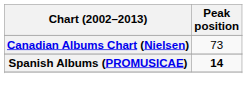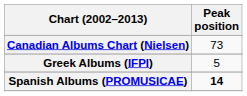+ row: (98, 63)
